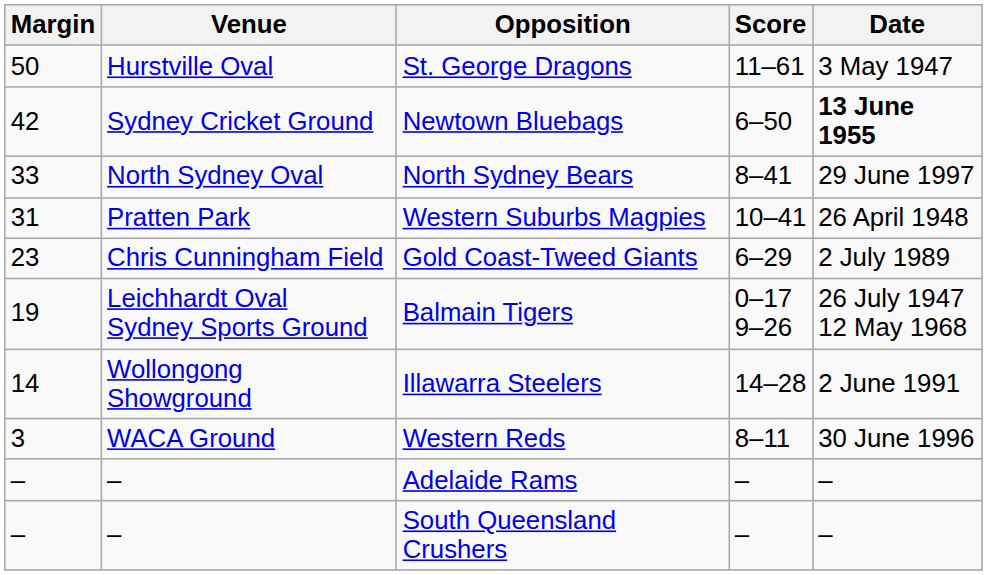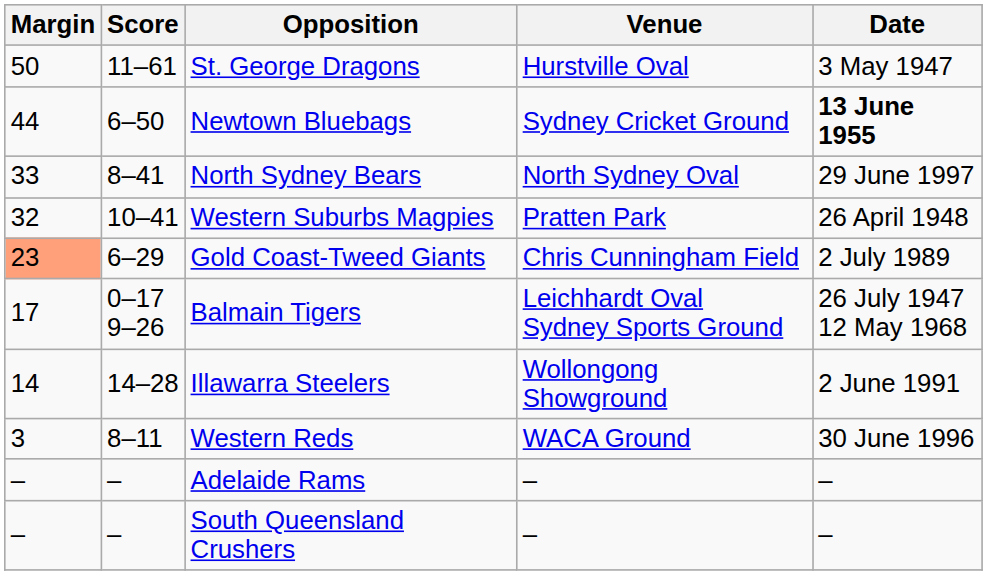columns swapped: (771, 24) <-> (249, 24)
(25, 121) 42 -> (25, 121) 44
(25, 217) 31 -> (25, 217) 32
(25, 258) no background -> (25, 258) lightsalmon background
(25, 313) 19 -> (25, 313) 17
